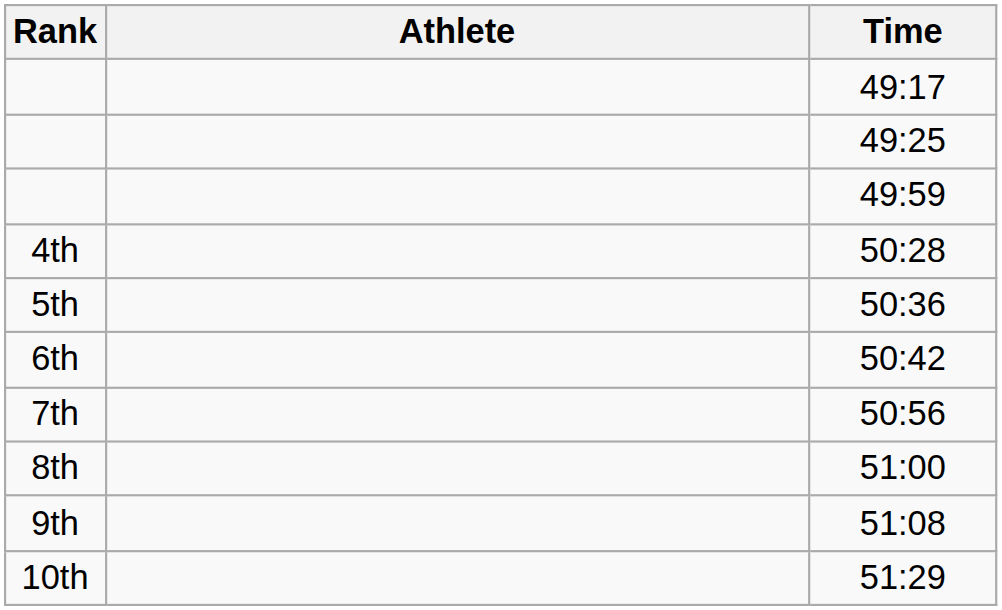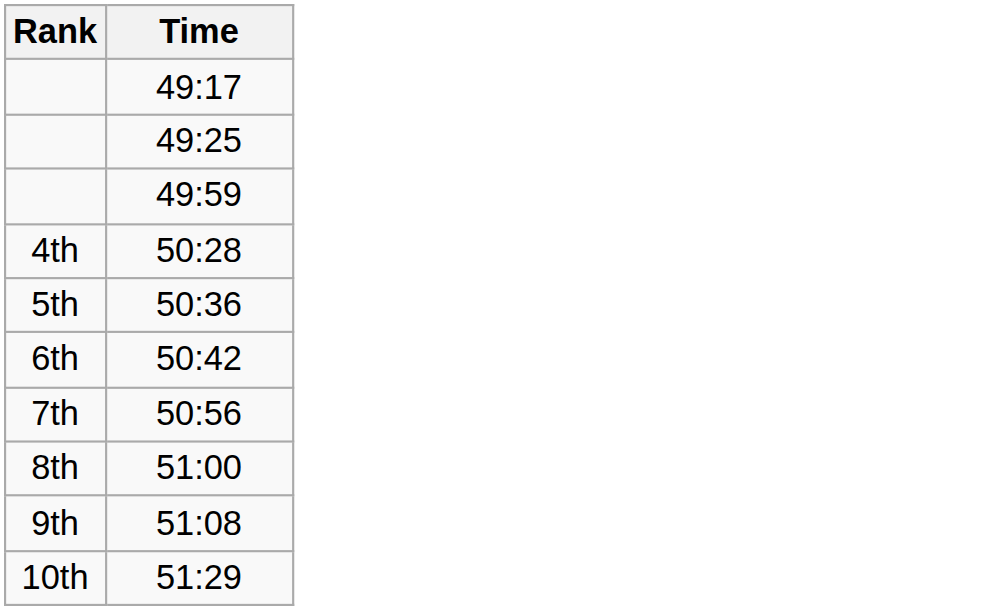- column: (457, 31)
